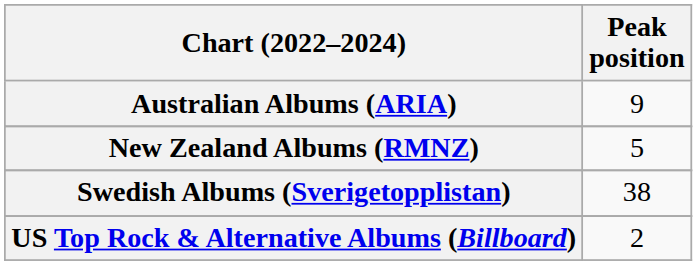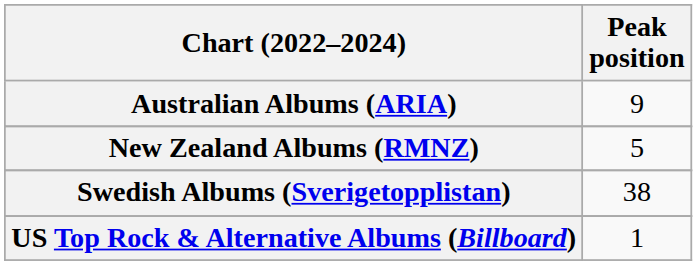(637, 237) 2 -> (637, 237) 1
